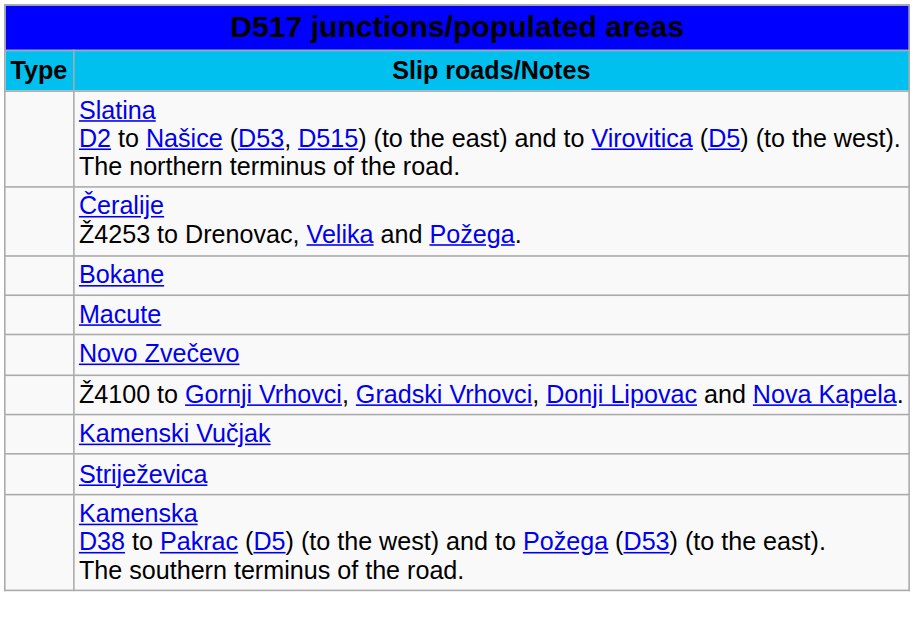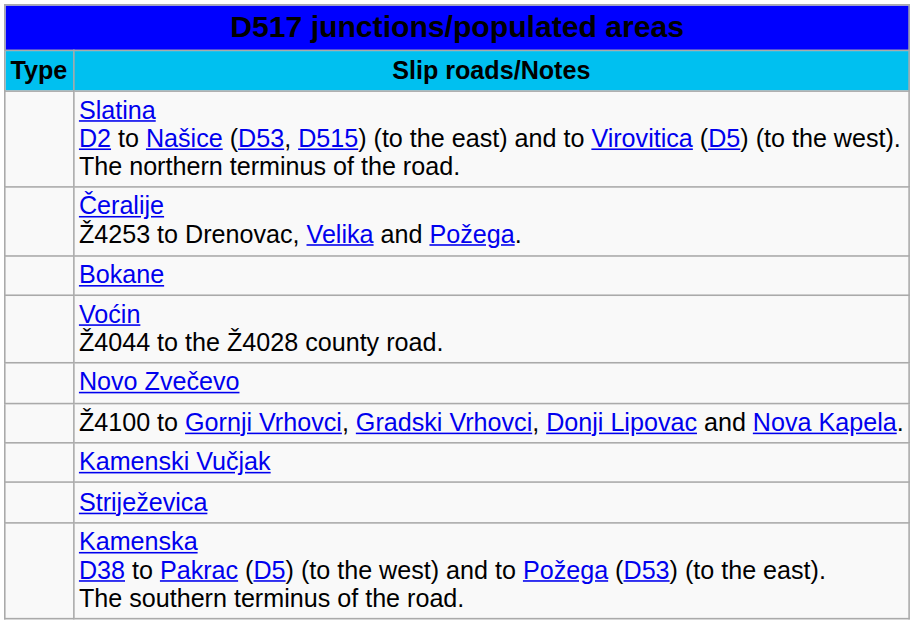- row: (120, 314)
+ row: (261, 328)
